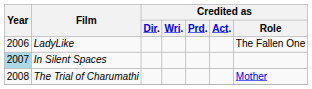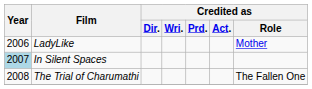(271, 44) The Fallen One -> (252, 44) Mother
(252, 76) Mother -> (271, 76) The Fallen One
